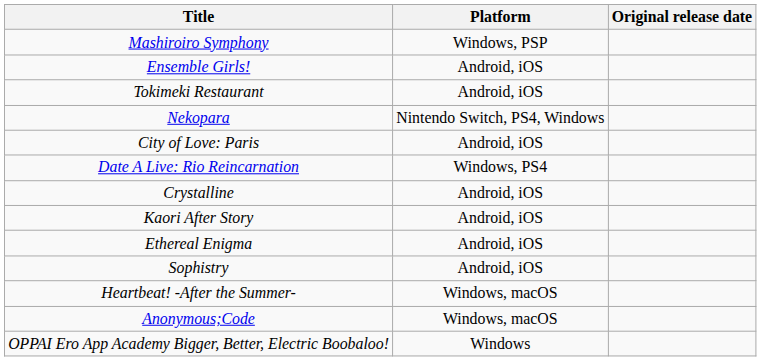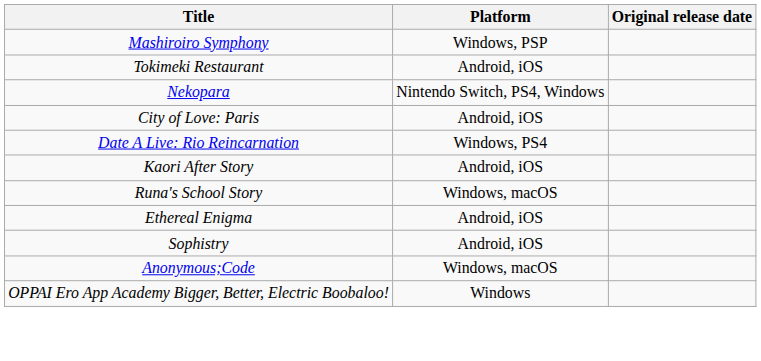- row: (199, 67)
- row: (199, 192)
+ row: (199, 192)
- row: (199, 293)
